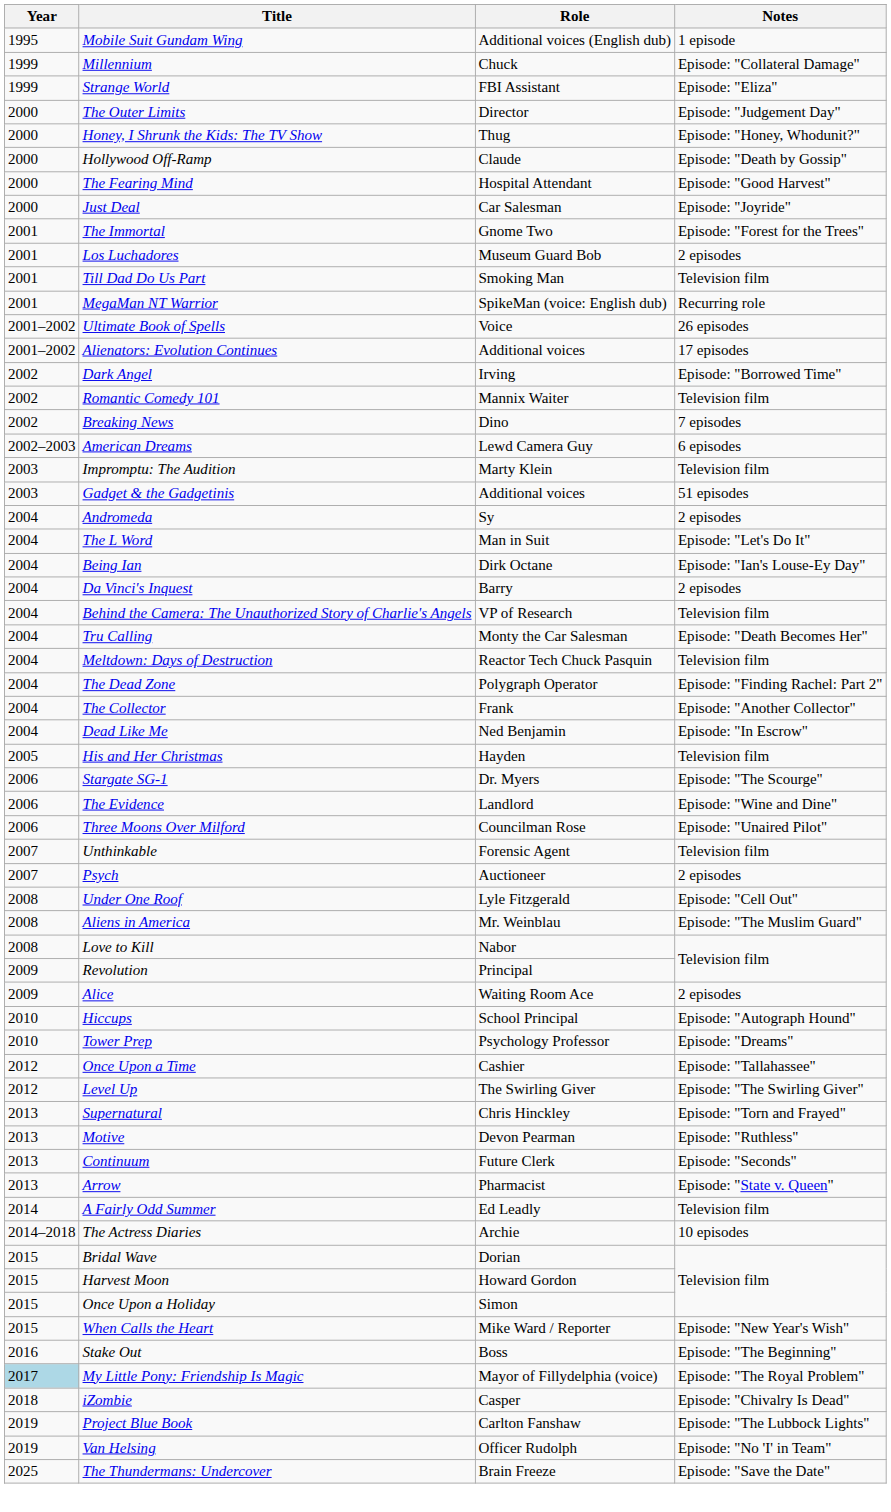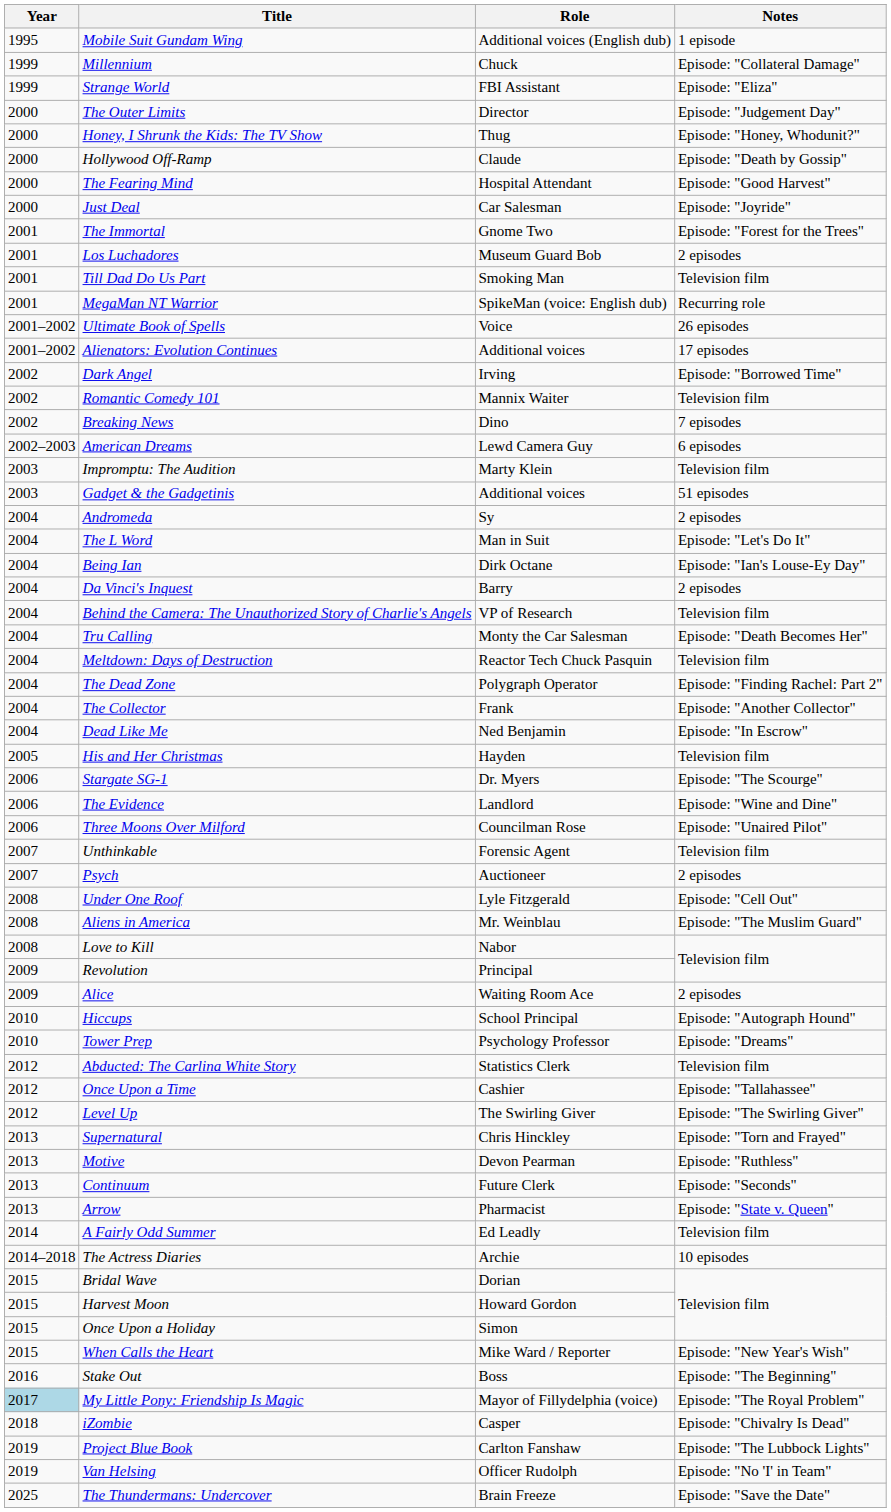+ row: (189, 1065)
